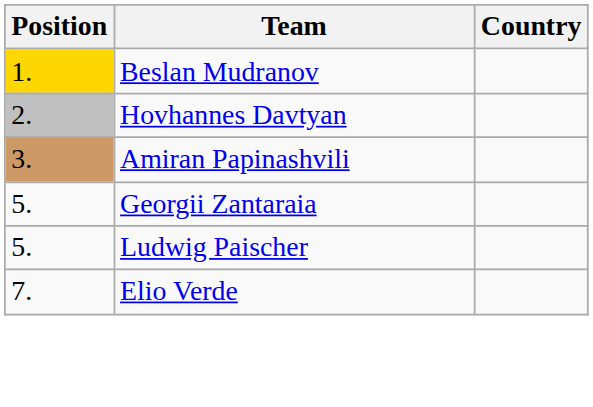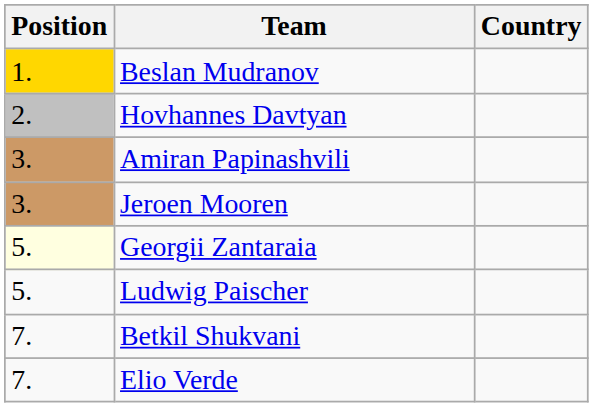+ row: (204, 203)
(22, 203) no background -> (22, 247) lightyellow background
+ row: (210, 335)
